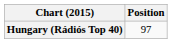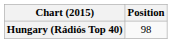(146, 30) 97 -> (146, 30) 98
